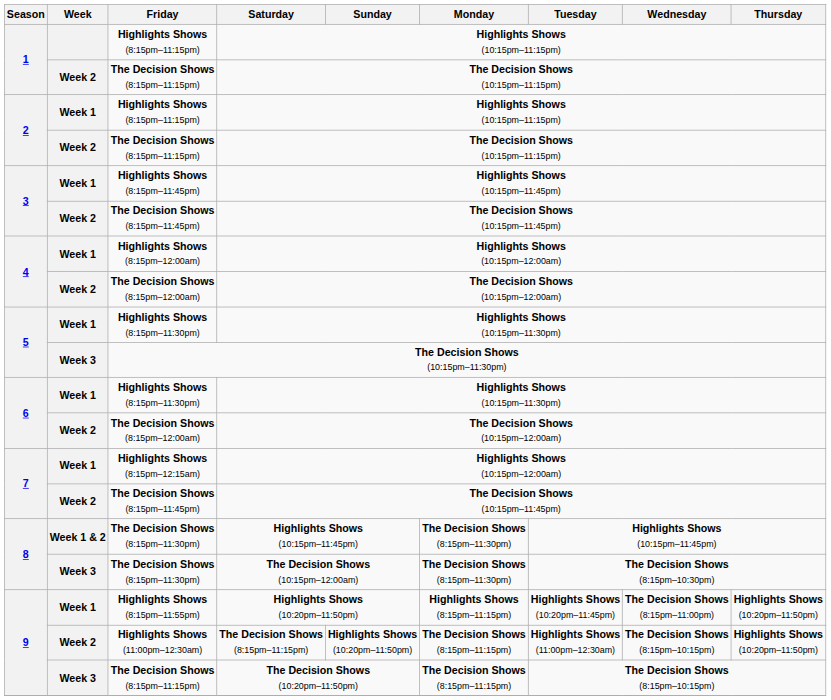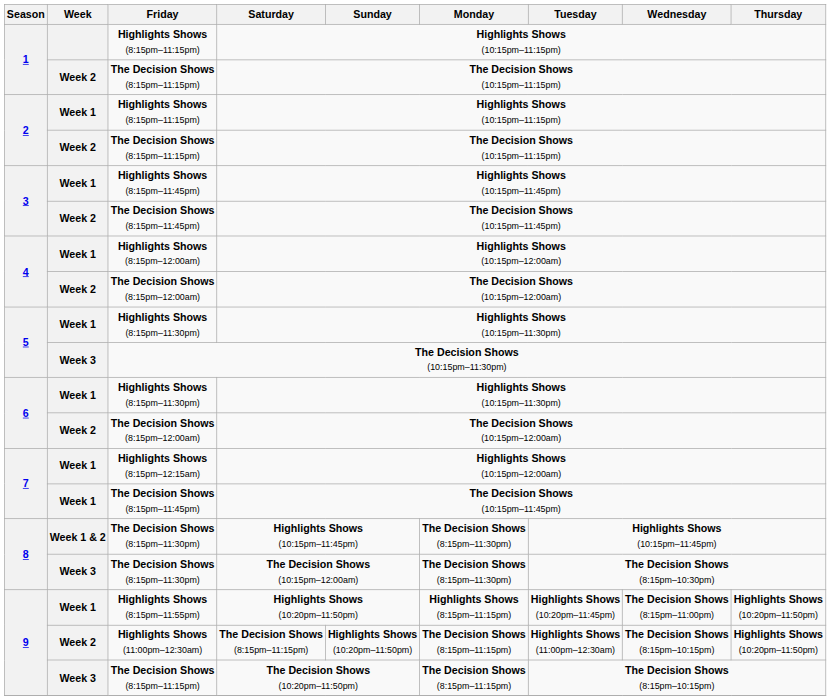(78, 502) Week 2 -> (78, 502) Week 1
